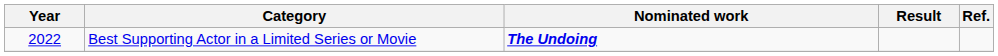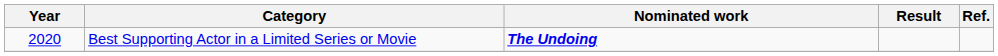(45, 39) 2022 -> (45, 39) 2020
